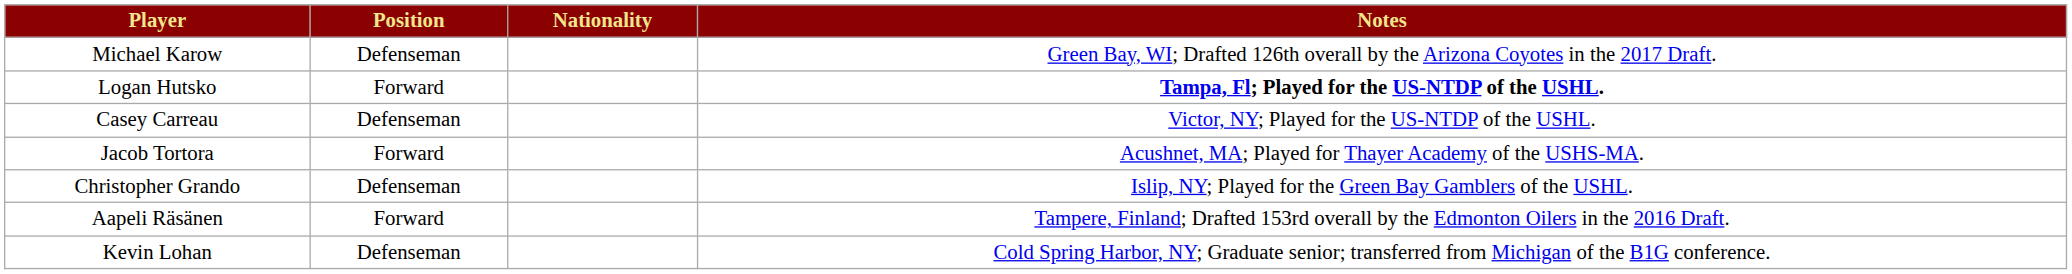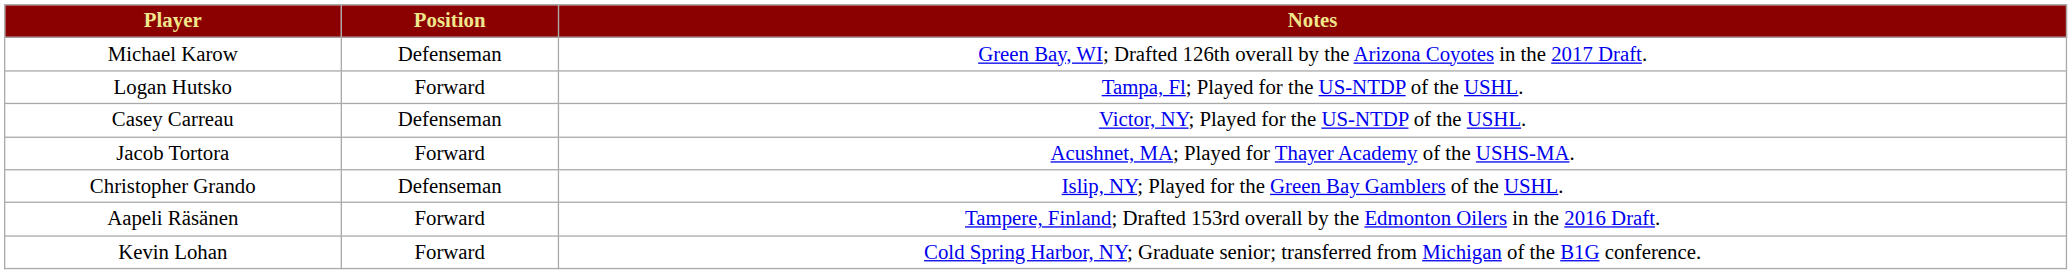- column: (602, 20)
(1382, 86) bold -> (1313, 86) normal
(409, 251) Defenseman -> (450, 251) Forward
